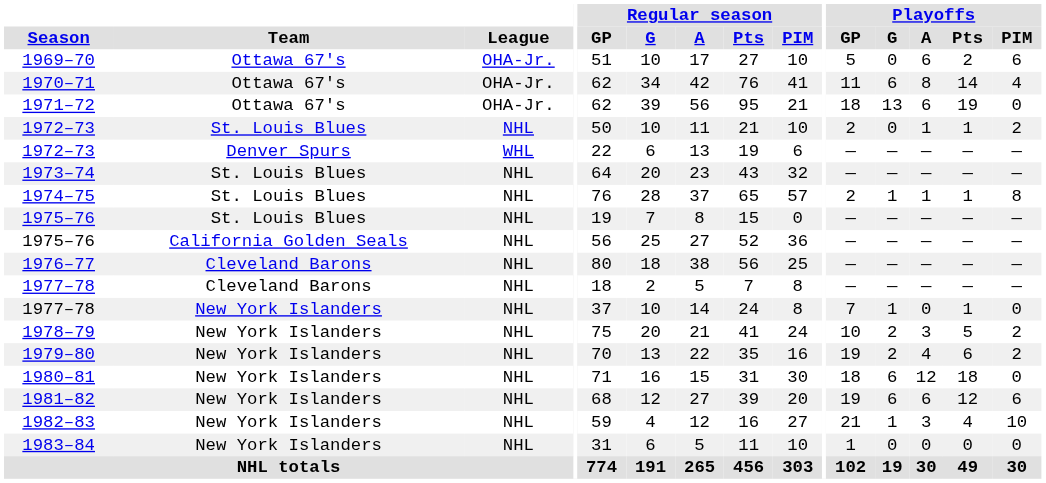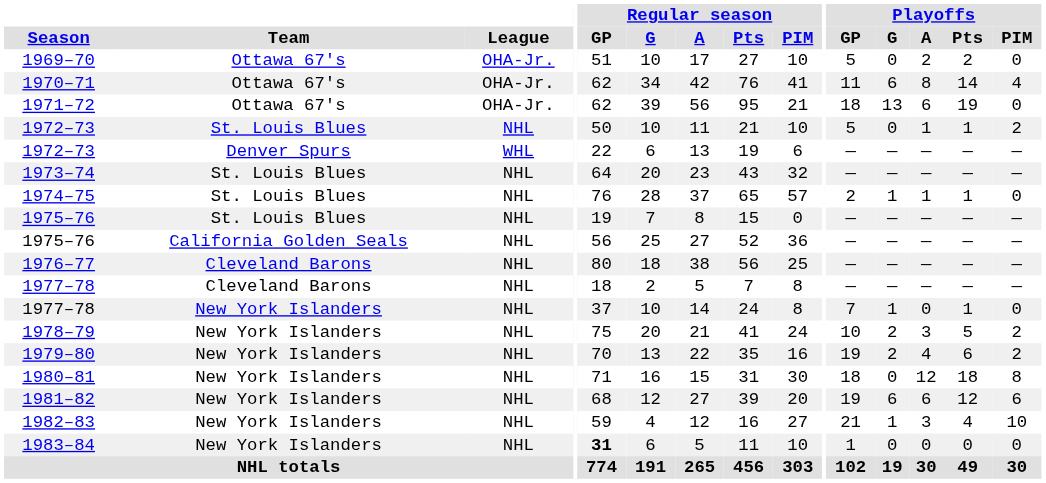(926, 61) 6 -> (926, 61) 2
(1017, 61) 6 -> (1017, 61) 0
(851, 128) 2 -> (851, 128) 5
(1017, 196) 8 -> (1017, 196) 0
(892, 377) 6 -> (892, 377) 0
(1017, 377) 0 -> (1017, 377) 8
(601, 445) normal -> (601, 445) bold
